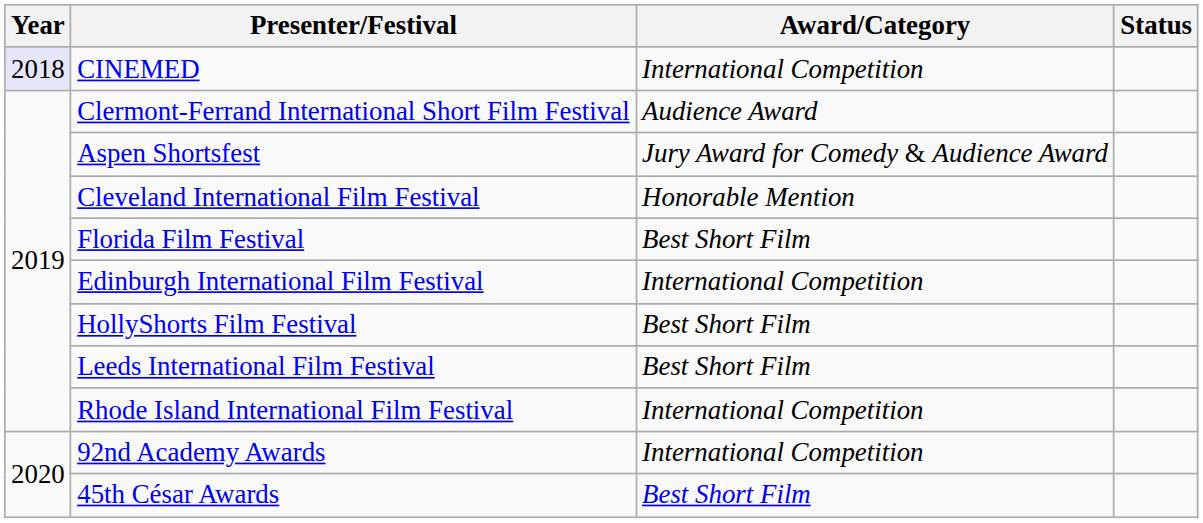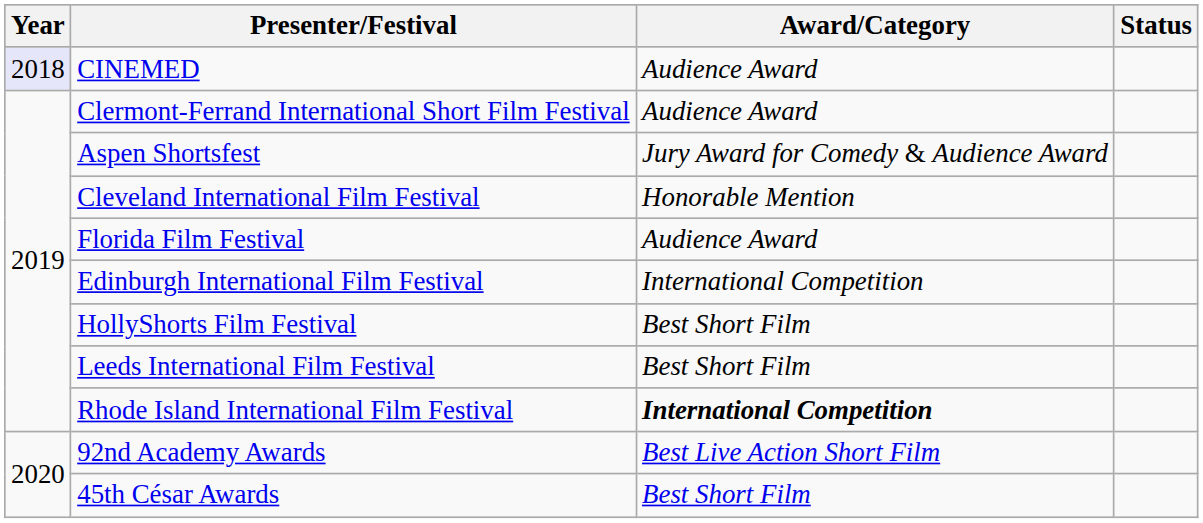(783, 68) International Competition -> (730, 68) Audience Award
(726, 238) Best Short Film -> (730, 238) Audience Award
(783, 409) normal -> (787, 409) bold
(783, 452) International Competition -> (791, 452) Best Live Action Short Film
